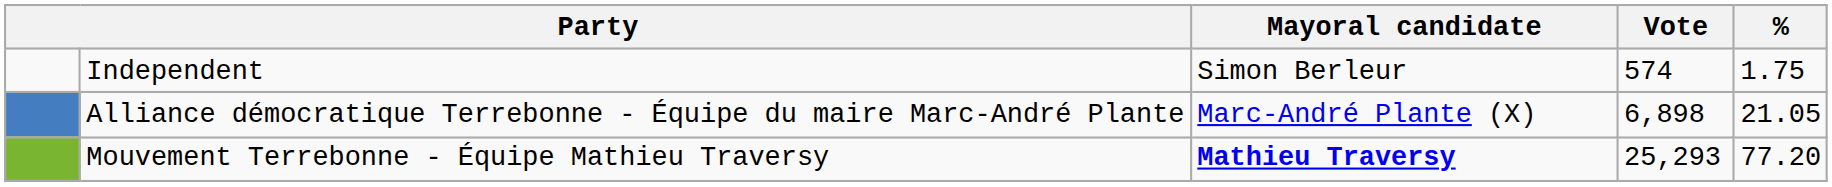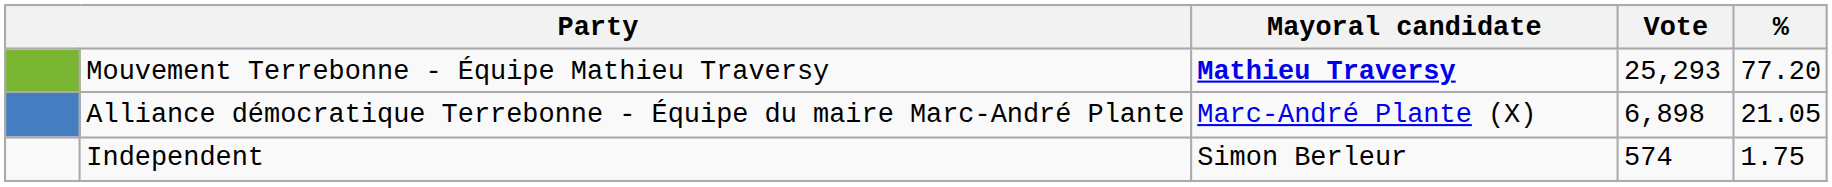rows swapped: (458, 159) <-> (175, 71)
